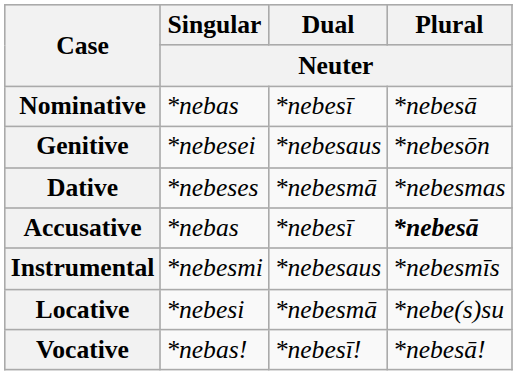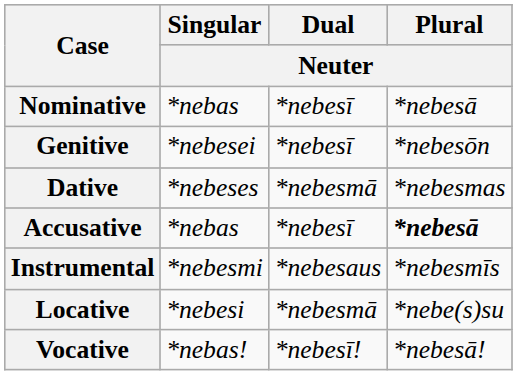(328, 146) *nebesaus -> (314, 146) *nebesī
